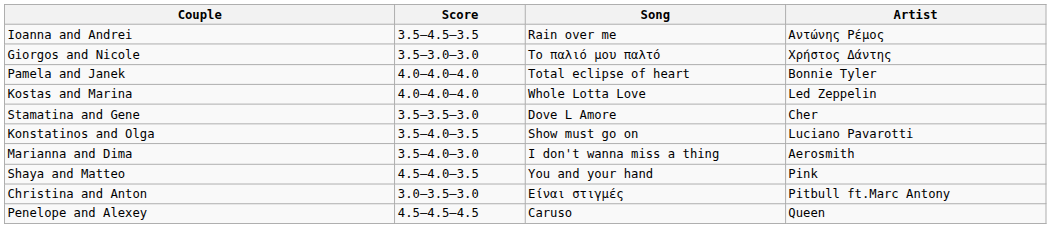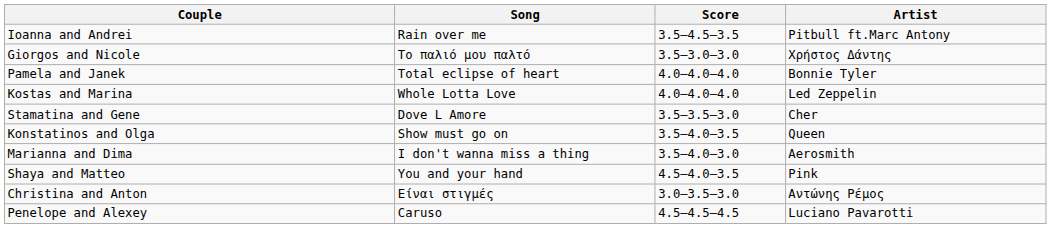columns swapped: (460, 14) <-> (655, 14)
(836, 34) Αντώνης Ρέμος -> (869, 34) Pitbull ft.Marc Antony
(851, 134) Luciano Pavarotti -> (807, 134) Queen
(869, 194) Pitbull ft.Marc Antony -> (836, 194) Αντώνης Ρέμος
(807, 214) Queen -> (851, 214) Luciano Pavarotti
